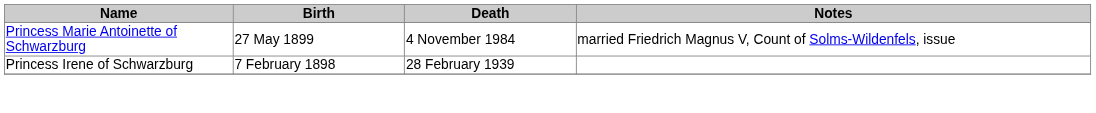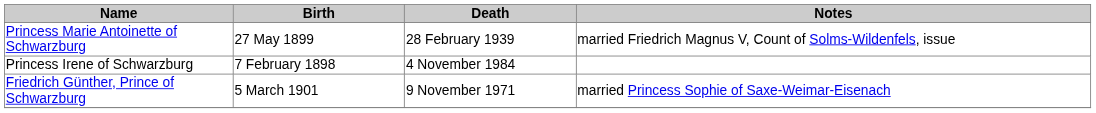(461, 39) 4 November 1984 -> (460, 39) 28 February 1939
(460, 65) 28 February 1939 -> (461, 65) 4 November 1984
+ row: (90, 90)
